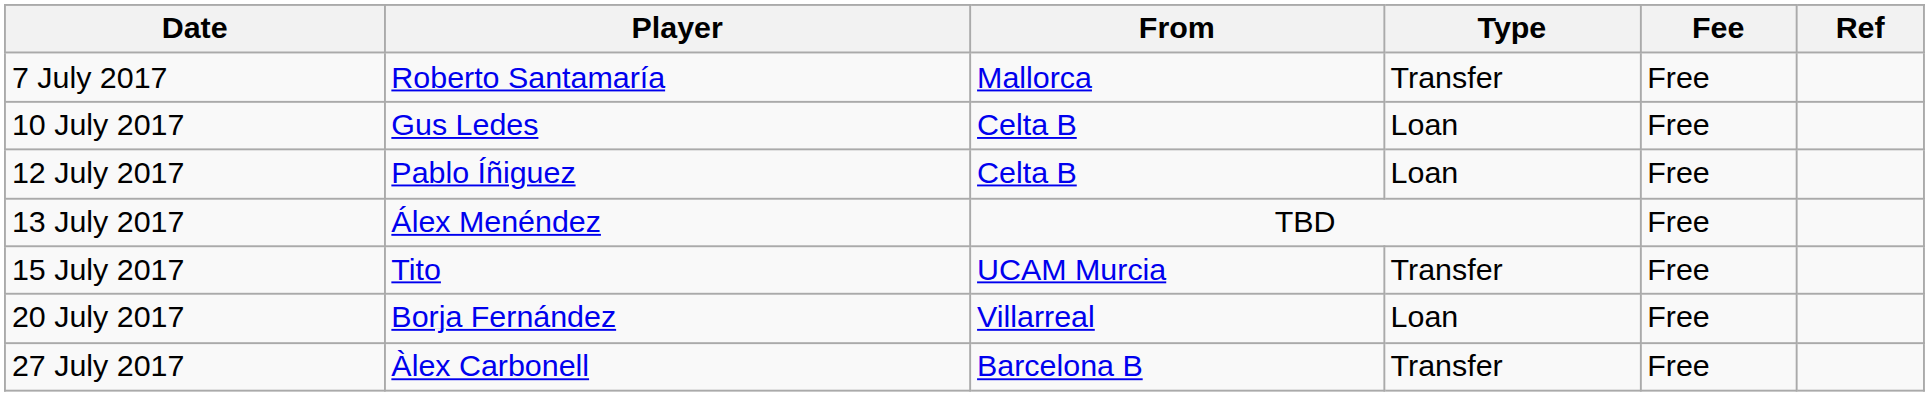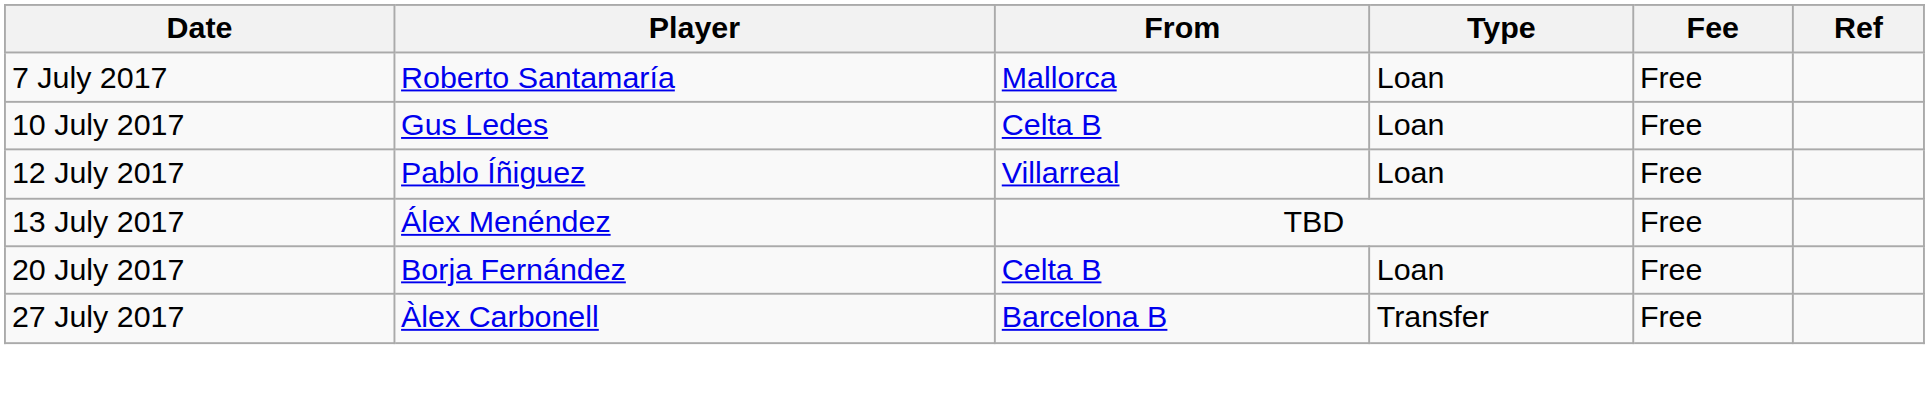(1447, 76) Transfer -> (1411, 76) Loan
(1027, 173) Celta B -> (1061, 173) Villarreal
- row: (98, 269)
(1036, 317) Villarreal -> (1052, 269) Celta B
